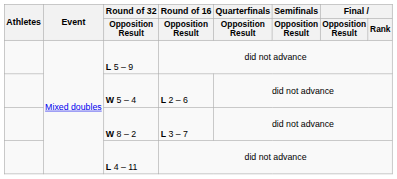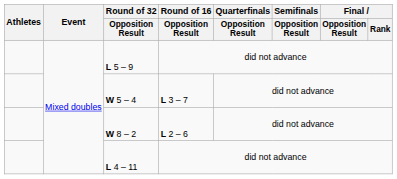(174, 101) L 2 – 6 -> (174, 101) L 3 – 7
(174, 134) L 3 – 7 -> (174, 134) L 2 – 6
